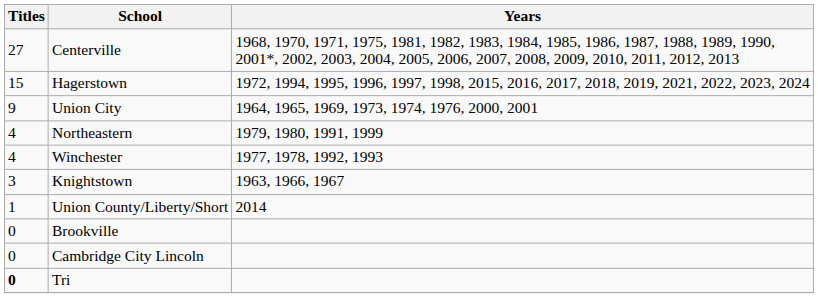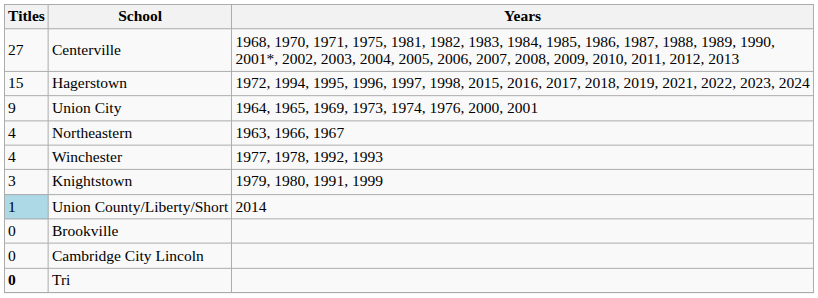(309, 132) 1979, 1980, 1991, 1999 -> (290, 132) 1963, 1966, 1967
(290, 181) 1963, 1966, 1967 -> (309, 181) 1979, 1980, 1991, 1999
(12, 206) no background -> (12, 206) lightblue background
